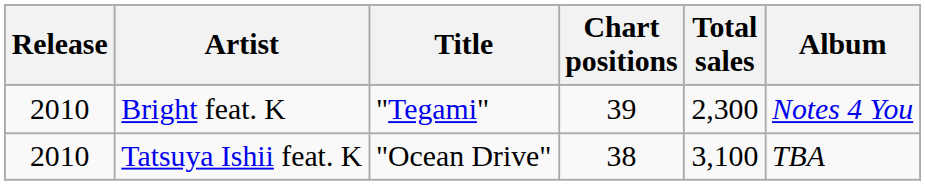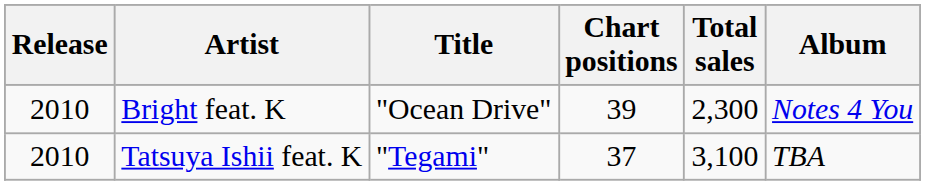(433, 108) "Tegami" -> (464, 108) "Ocean Drive"
(464, 155) "Ocean Drive" -> (433, 155) "Tegami"
(621, 155) 38 -> (621, 155) 37
